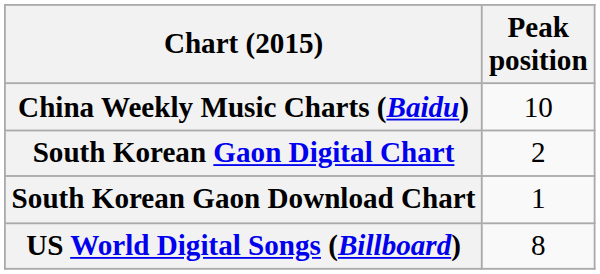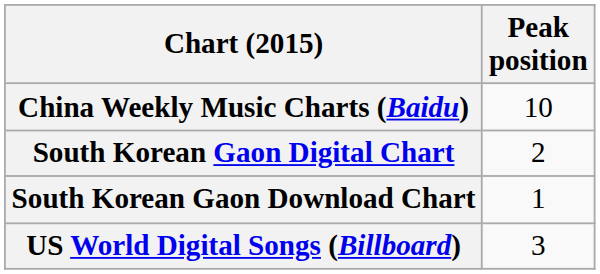(538, 245) 8 -> (538, 245) 3
